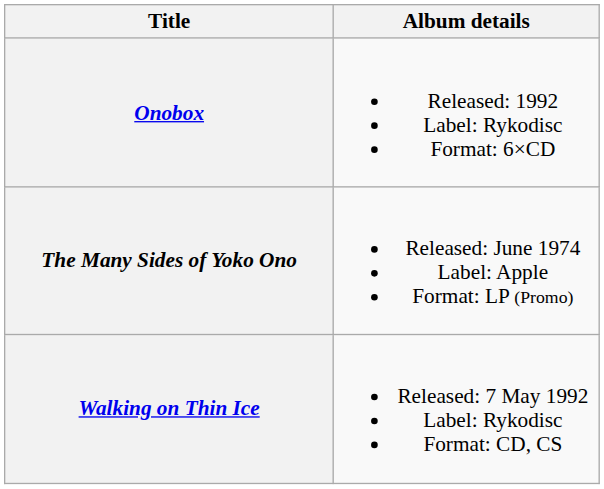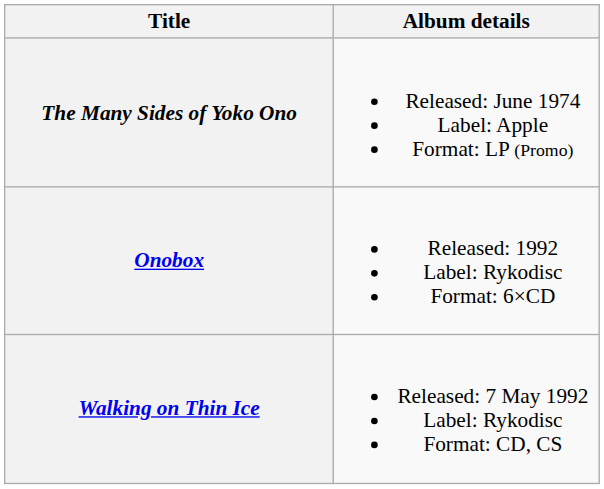rows swapped: (169, 260) <-> (169, 112)
